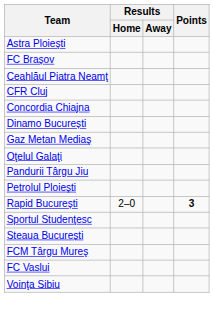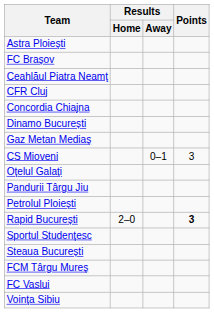+ row: (32, 156)
